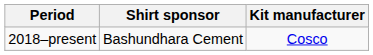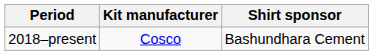columns swapped: (307, 15) <-> (173, 15)
